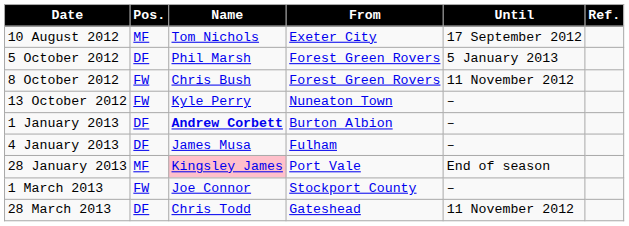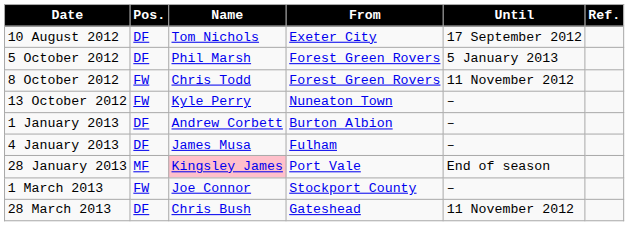(141, 37) MF -> (141, 37) DF
(211, 80) Chris Bush -> (211, 80) Chris Todd
(227, 123) bold -> (227, 123) normal
(211, 210) Chris Todd -> (211, 210) Chris Bush
